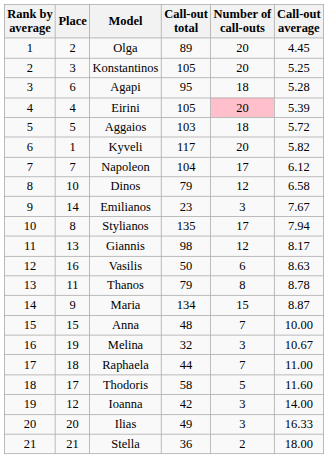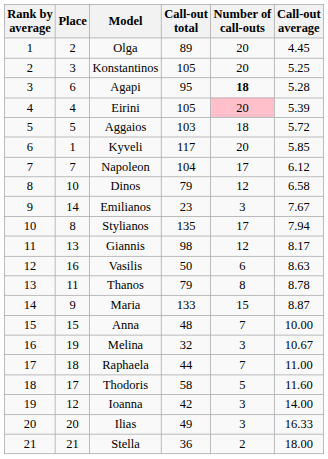(242, 87) normal -> (242, 87) bold
(299, 147) 5.82 -> (299, 147) 5.85
(186, 305) 134 -> (186, 305) 133
